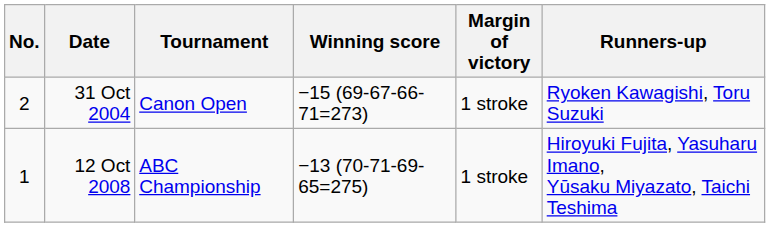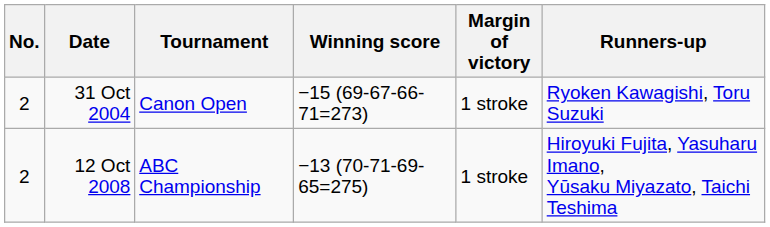(24, 176) 1 -> (24, 176) 2
